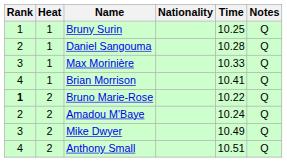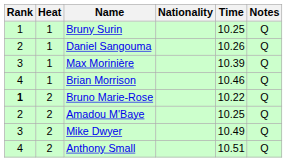(231, 47) 10.28 -> (231, 47) 10.26
(231, 64) 10.33 -> (231, 64) 10.39
(231, 81) 10.41 -> (231, 81) 10.46
(231, 115) 10.24 -> (231, 115) 10.25
